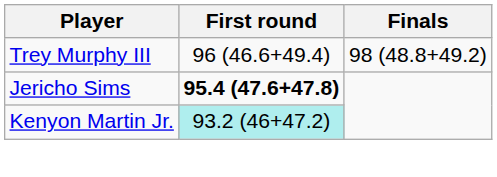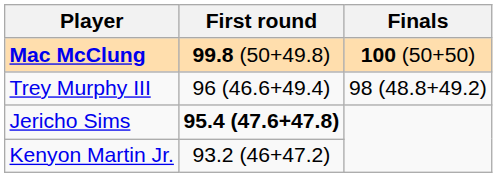+ row: (78, 54)
(261, 121) paleturquoise background -> (261, 155) no background
